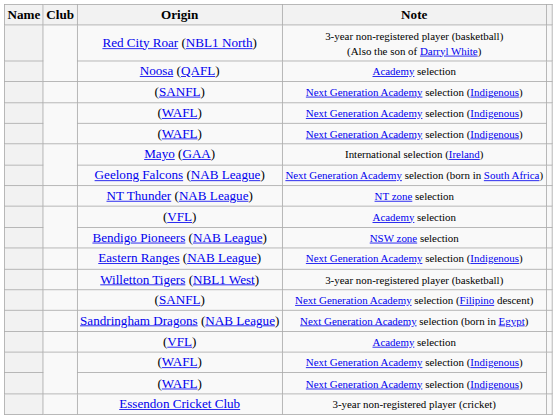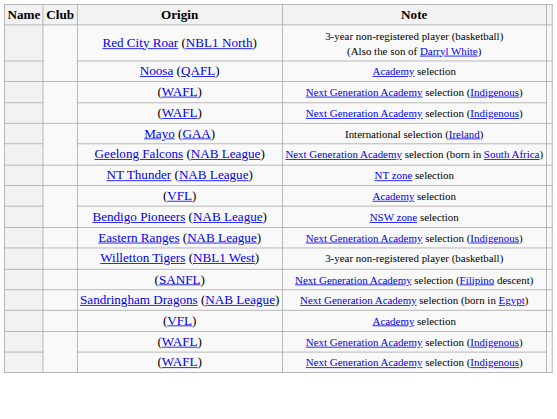- row: (180, 92)
- row: (180, 404)
